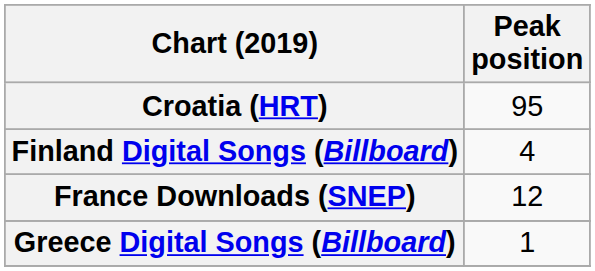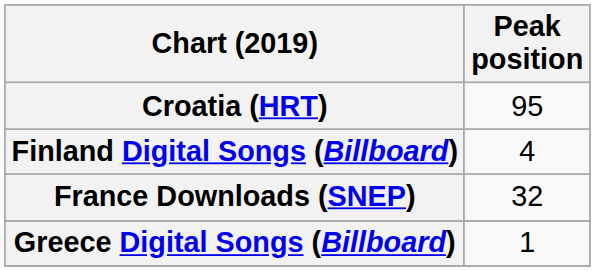(527, 196) 12 -> (527, 196) 32
